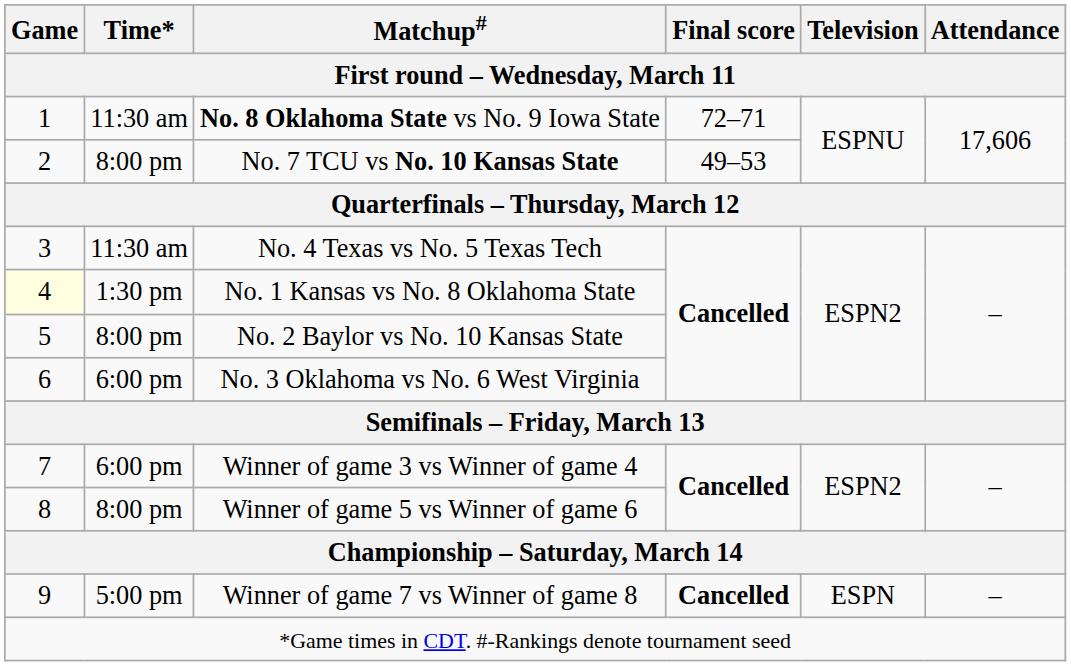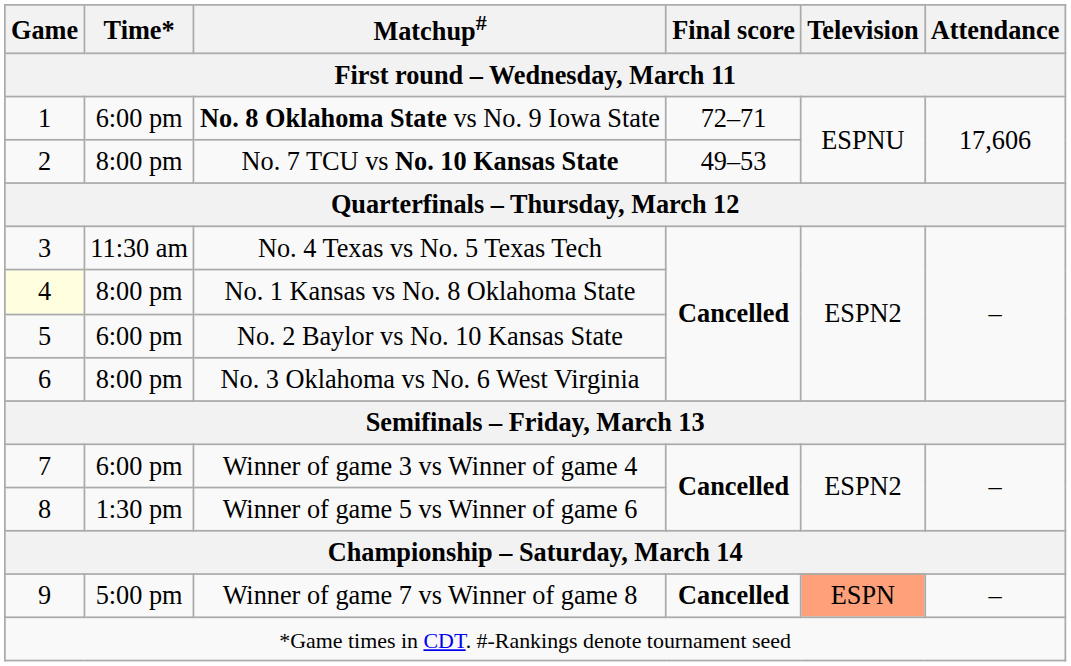(139, 118) 11:30 am -> (139, 118) 6:00 pm
(139, 291) 1:30 pm -> (139, 291) 8:00 pm
(139, 335) 8:00 pm -> (139, 335) 6:00 pm
(139, 378) 6:00 pm -> (139, 378) 8:00 pm
(139, 508) 8:00 pm -> (139, 508) 1:30 pm
(863, 595) no background -> (863, 595) lightsalmon background
